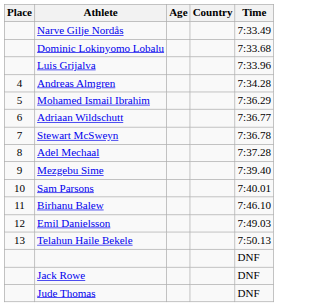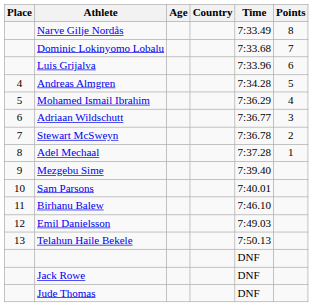+ column: (291, 13)
